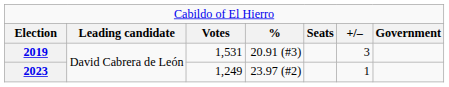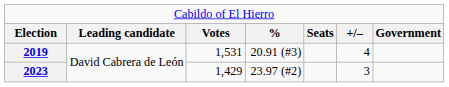(367, 52) 3 -> (367, 52) 4
(229, 71) 1,249 -> (229, 71) 1,429
(367, 71) 1 -> (367, 71) 3
